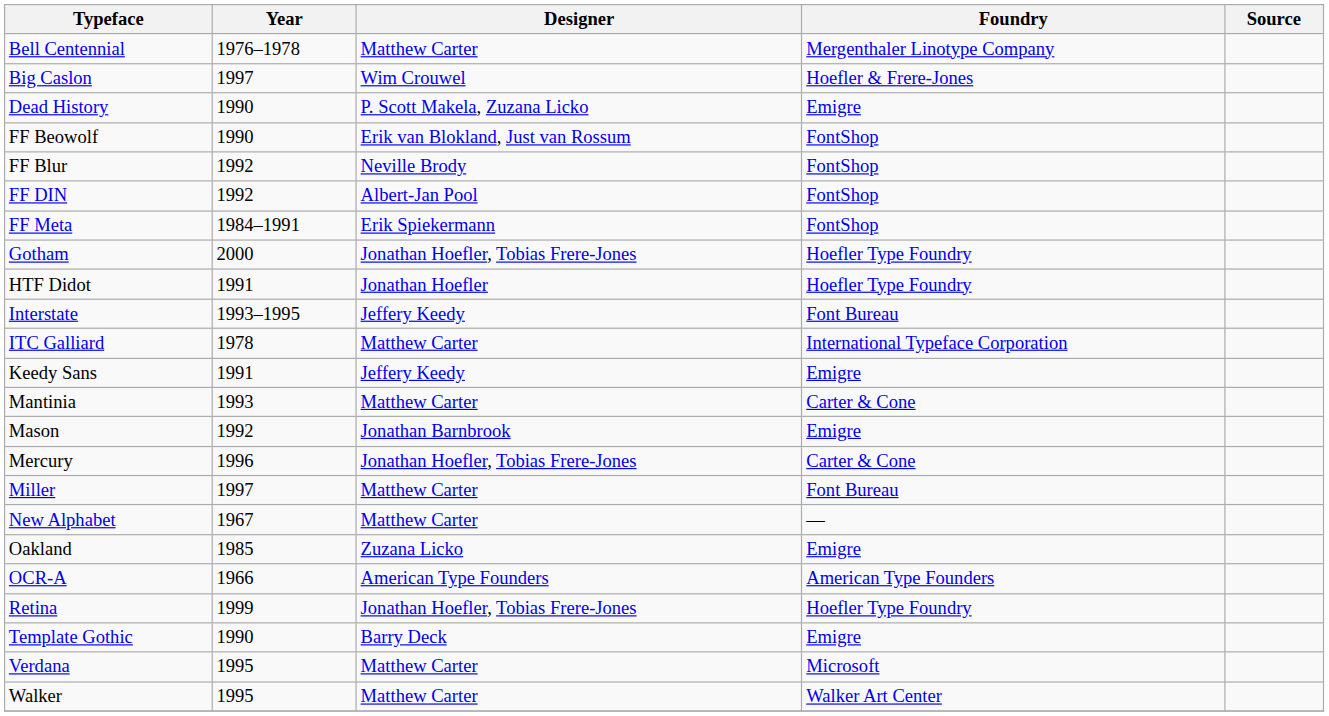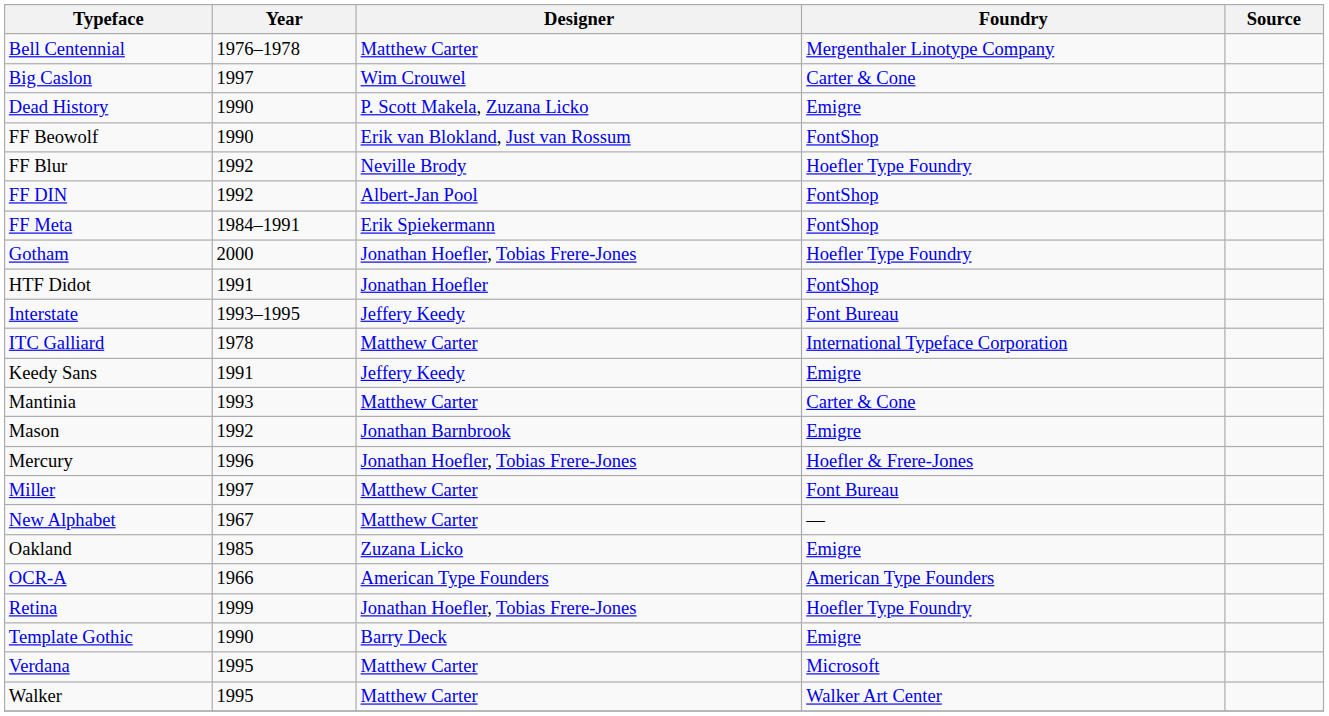(890, 78) Hoefler & Frere-Jones -> (861, 78) Carter & Cone
(842, 166) FontShop -> (889, 166) Hoefler Type Foundry
(889, 284) Hoefler Type Foundry -> (842, 284) FontShop
(861, 460) Carter & Cone -> (890, 460) Hoefler & Frere-Jones
